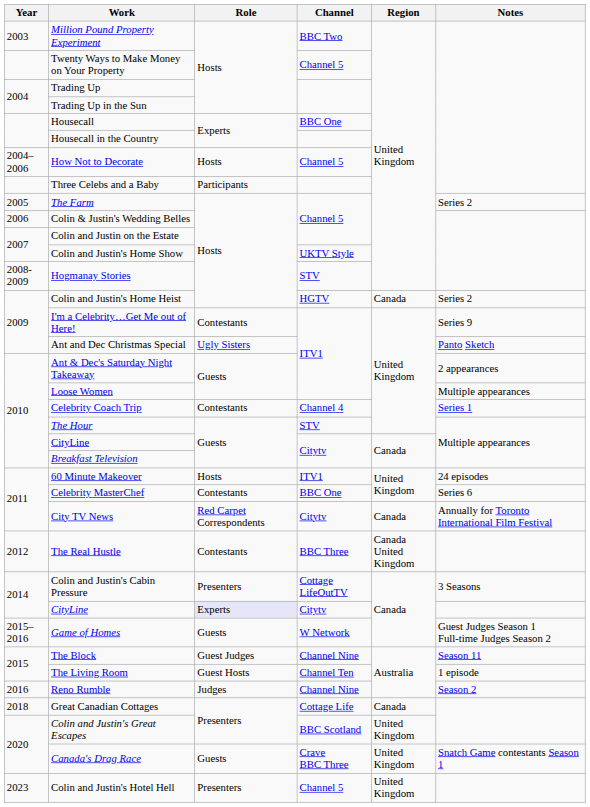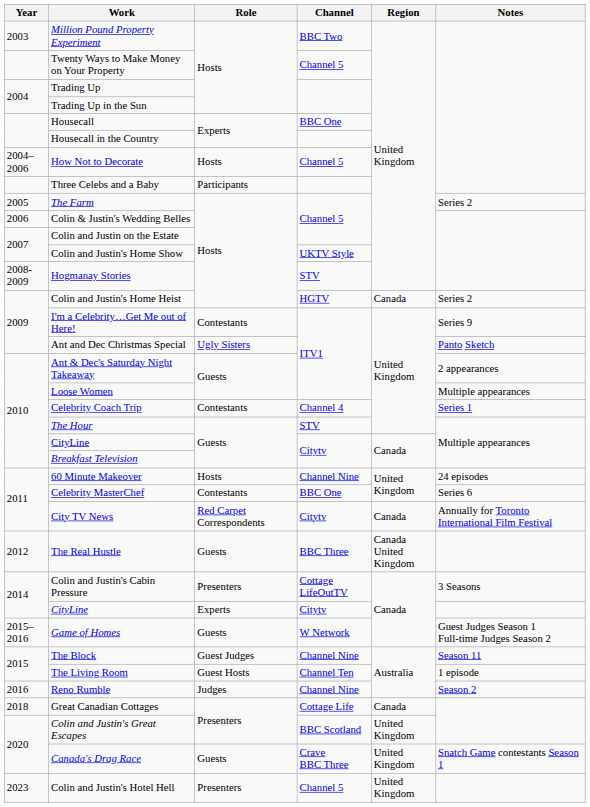(311, 476) ITV1 -> (329, 476) Channel Nine
(222, 551) Contestants -> (212, 551) Guests
(214, 609) lavender background -> (214, 609) no background
